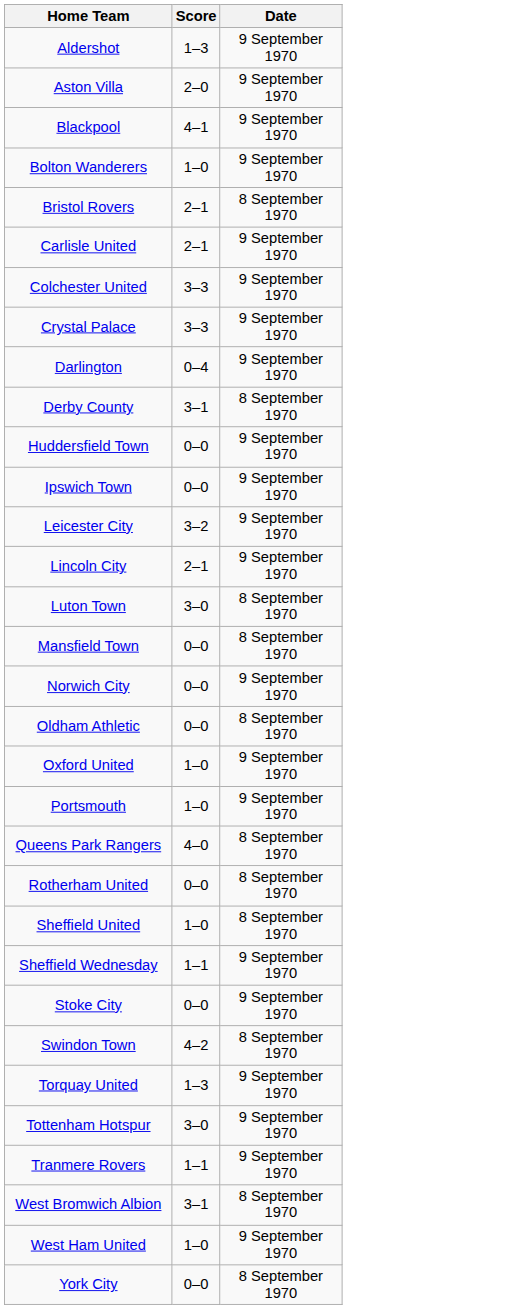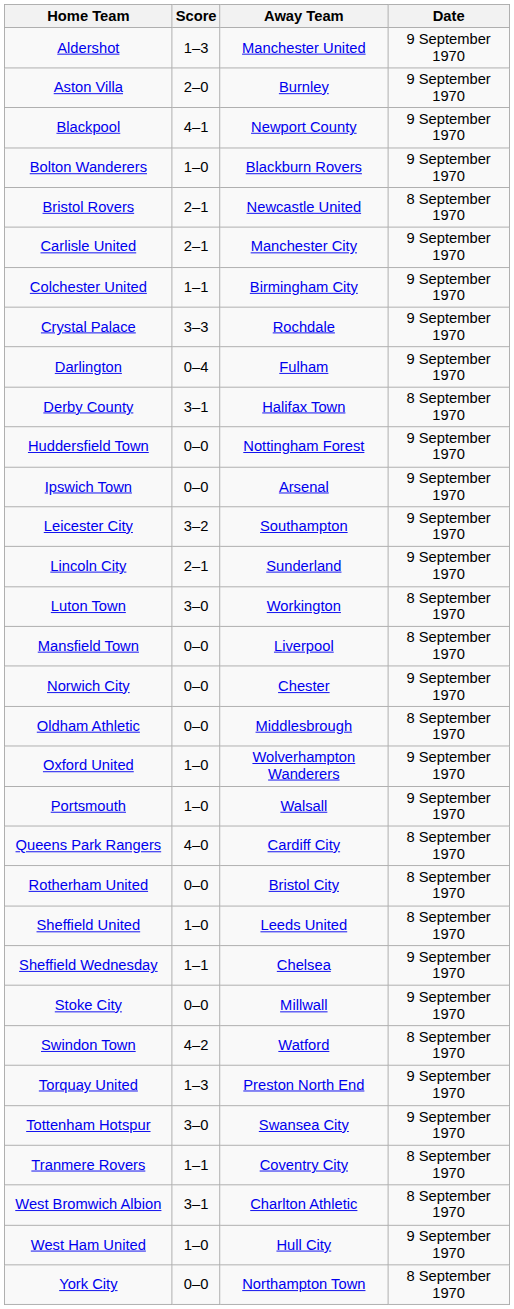+ column: (304, 16)
(196, 287) 3–3 -> (196, 287) 1–1
(281, 1165) 9 September 1970 -> (449, 1165) 8 September 1970
